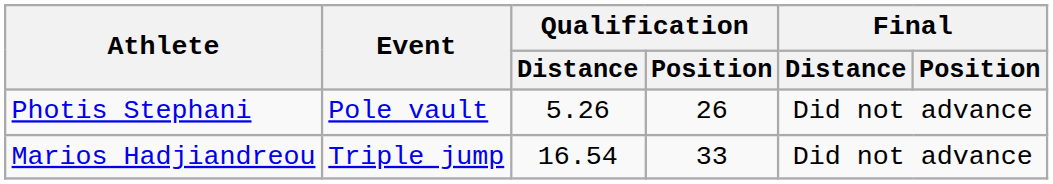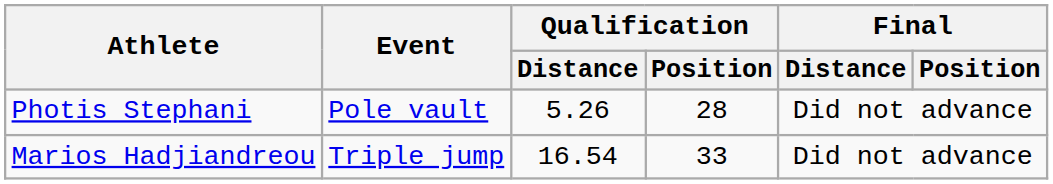(712, 112) 26 -> (712, 112) 28
